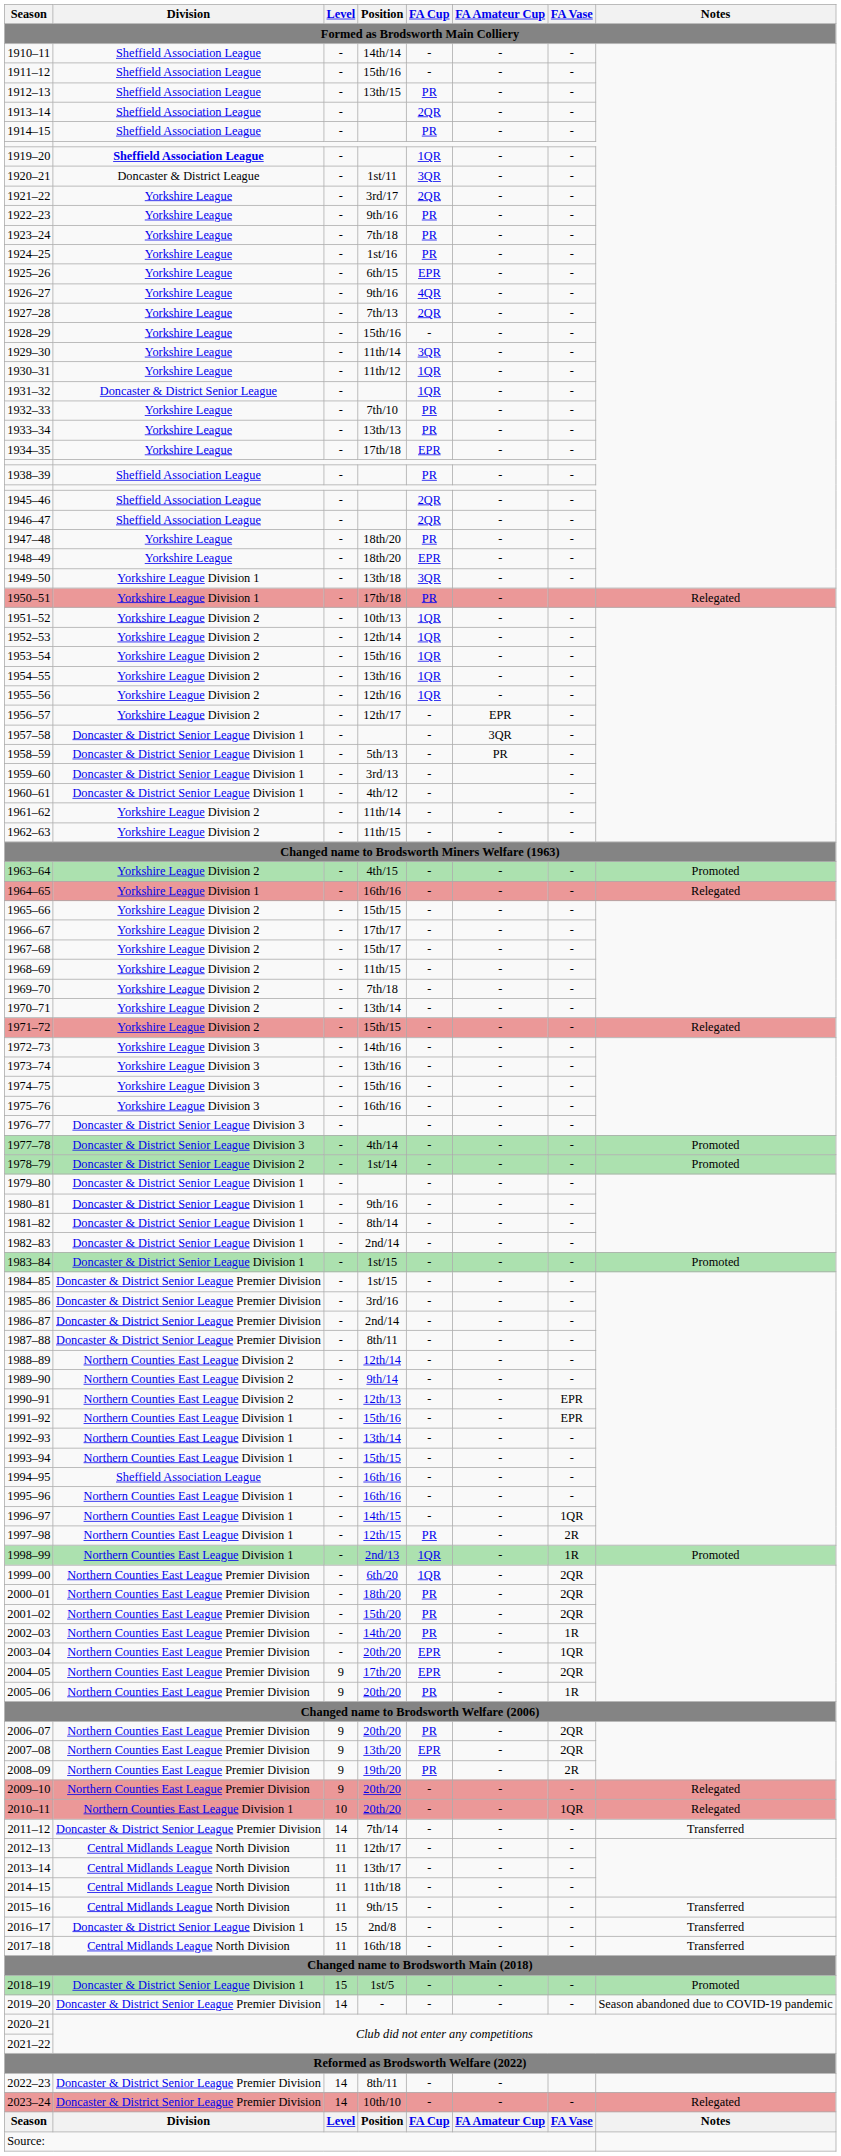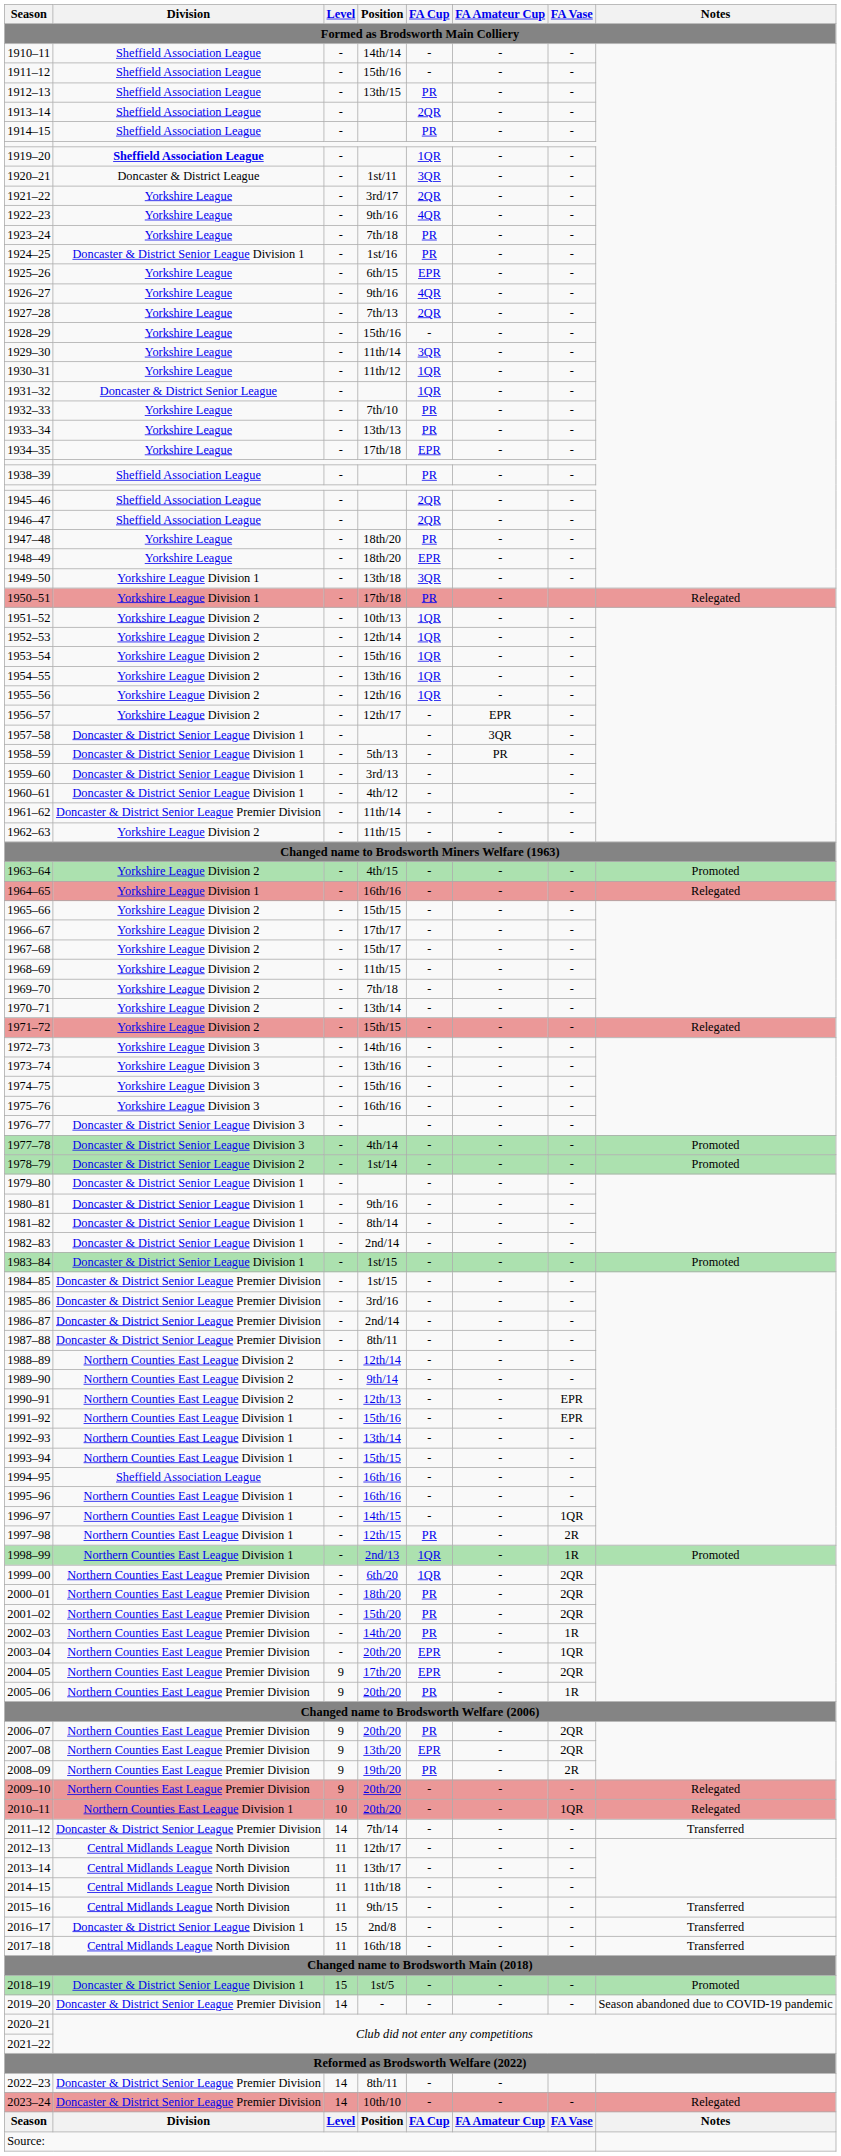(429, 215) PR -> (429, 215) 4QR
(188, 254) Yorkshire League -> (188, 254) Doncaster & District Senior League Division 1
(188, 812) Yorkshire League Division 2 -> (188, 812) Doncaster & District Senior League Premier Division
